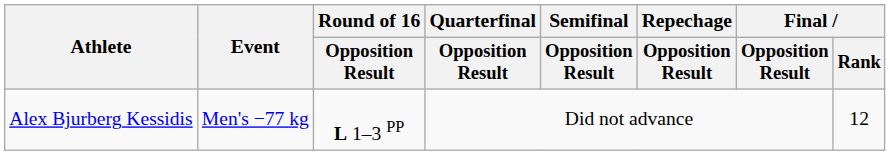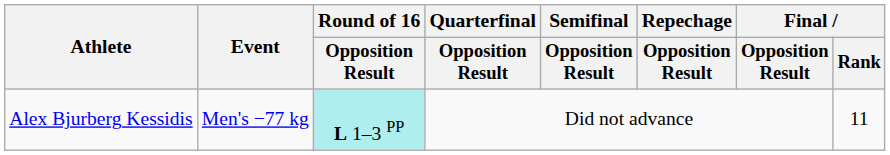(369, 131) no background -> (369, 131) paleturquoise background
(859, 119) 12 -> (859, 119) 11
